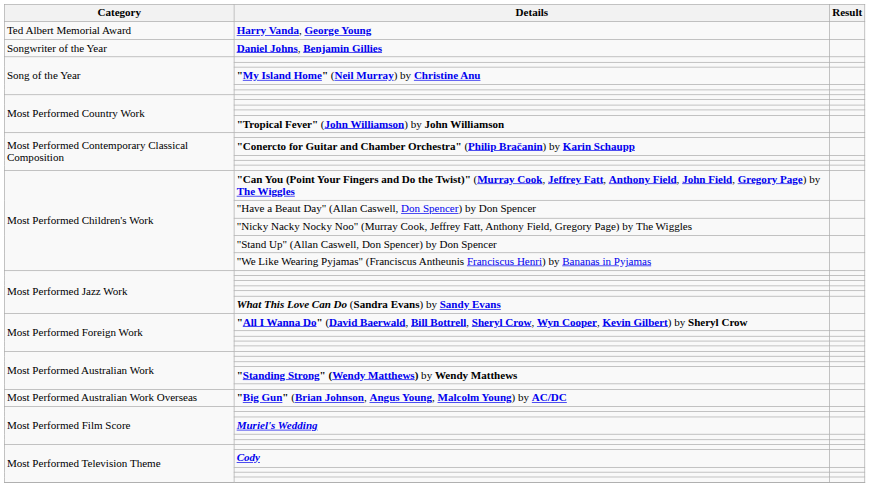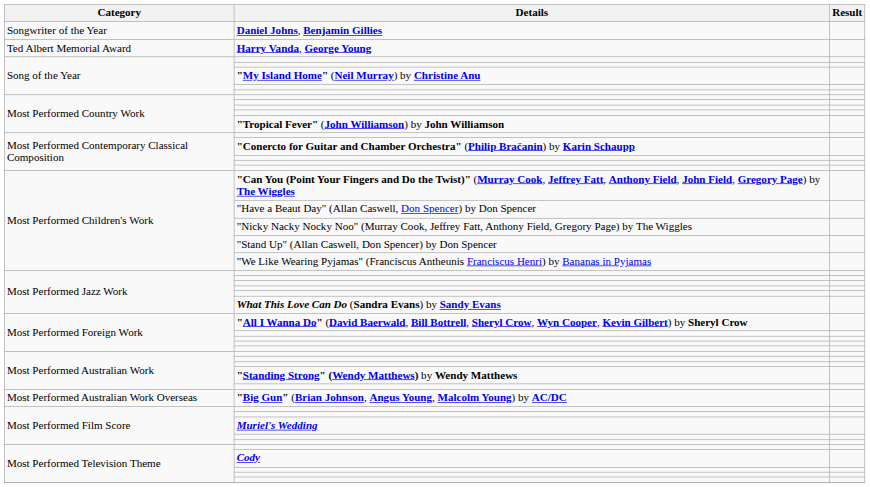rows swapped: (57, 48) <-> (69, 30)
